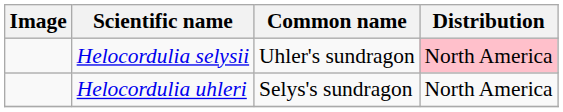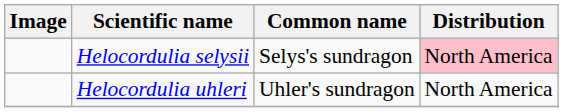(337, 55) Uhler's sundragon -> (336, 55) Selys's sundragon
(336, 89) Selys's sundragon -> (337, 89) Uhler's sundragon
